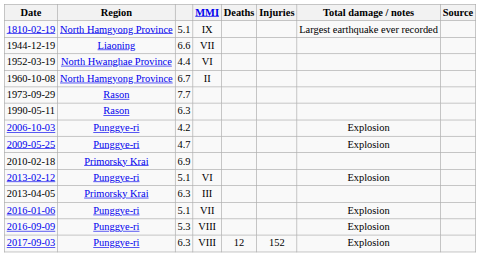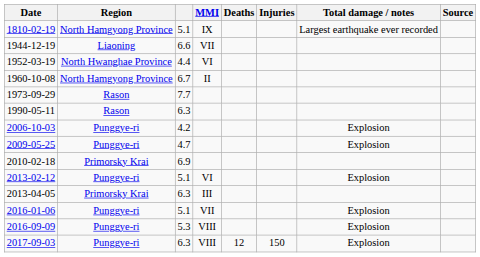(277, 243) 152 -> (277, 243) 150
